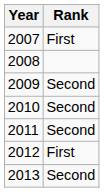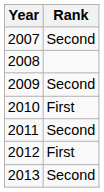(60, 38) First -> (71, 38) Second
(71, 107) Second -> (60, 107) First
